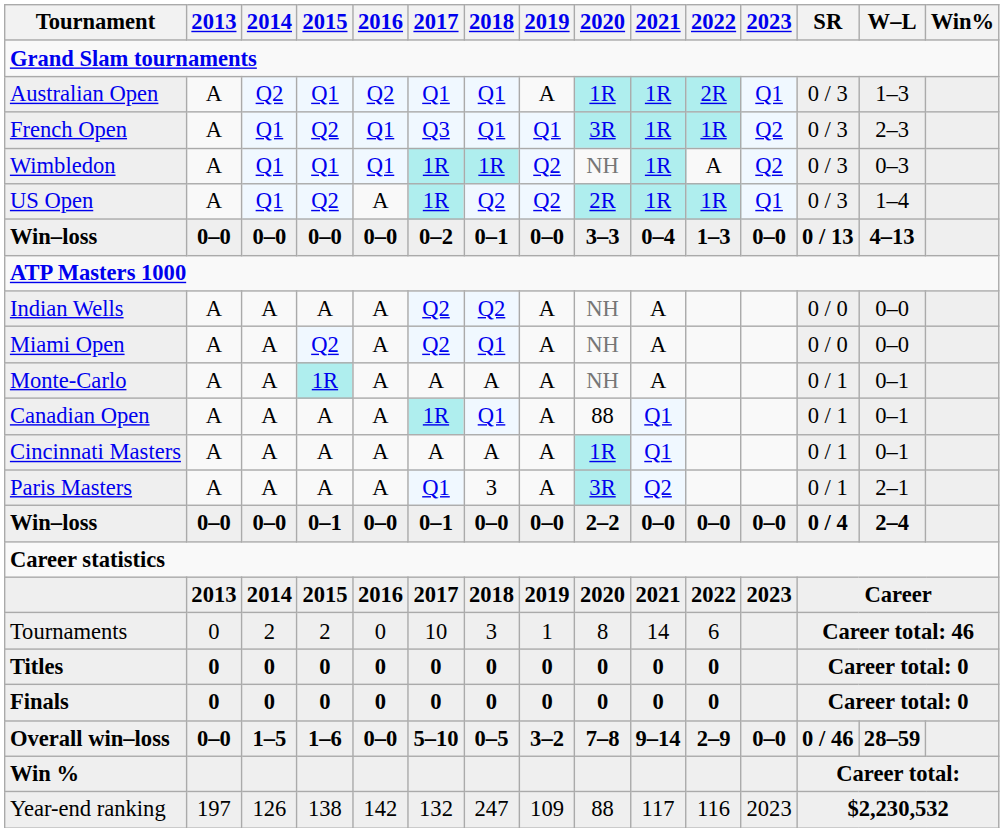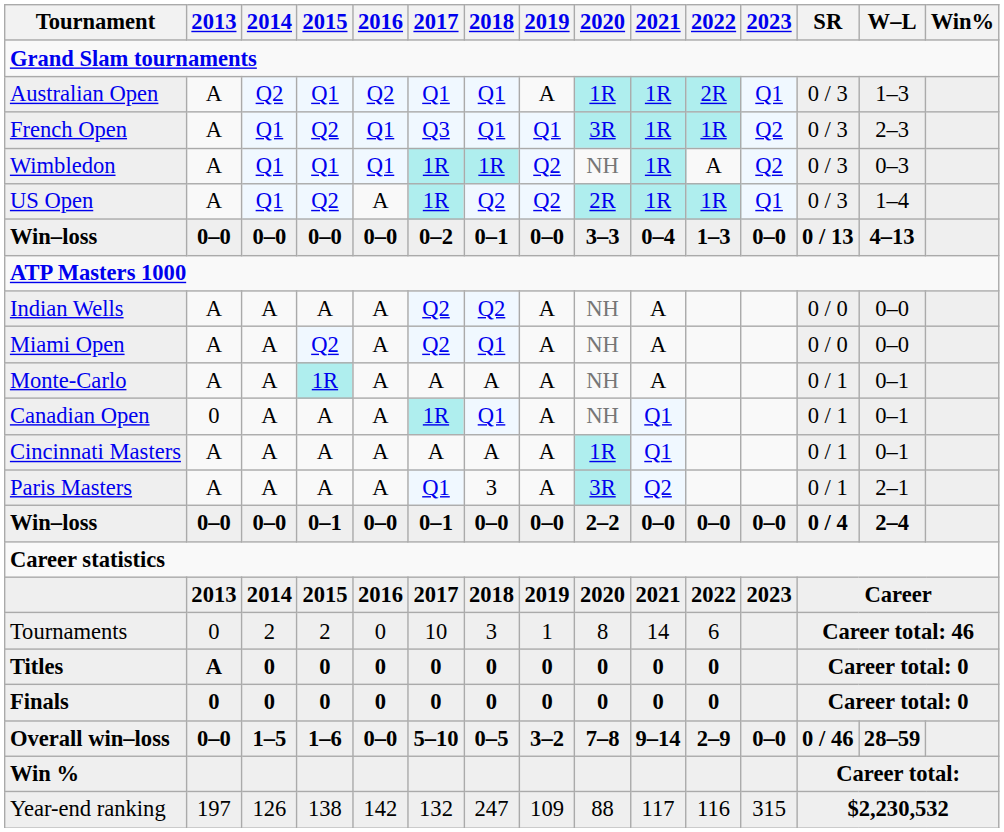(214, 415) A -> (214, 415) 0
(603, 415) 88 -> (603, 415) NH
(214, 666) 0 -> (214, 666) A
(769, 809) 2023 -> (769, 809) 315
